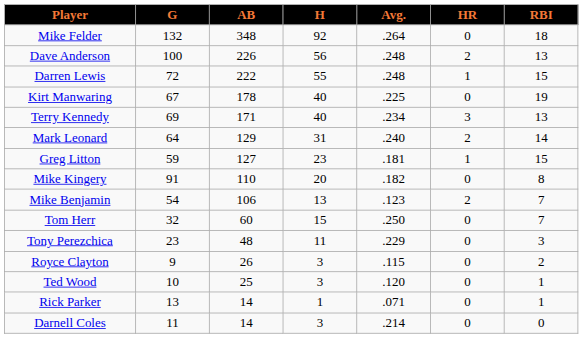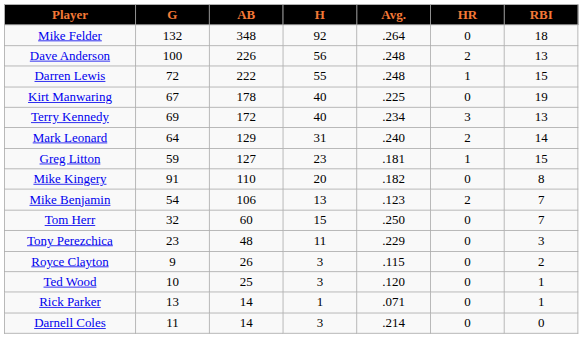(246, 117) 171 -> (246, 117) 172
